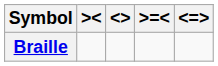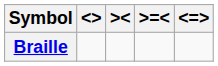columns swapped: (91, 18) <-> (120, 18)
